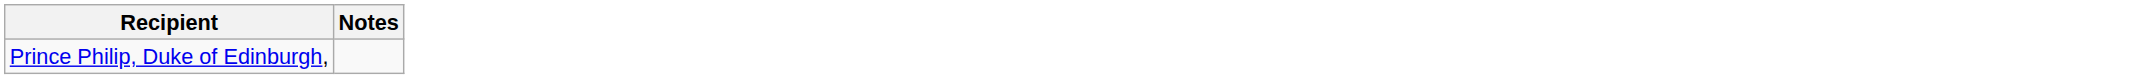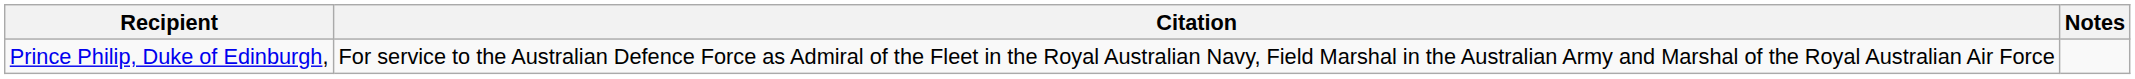+ column: (1197, 22)
